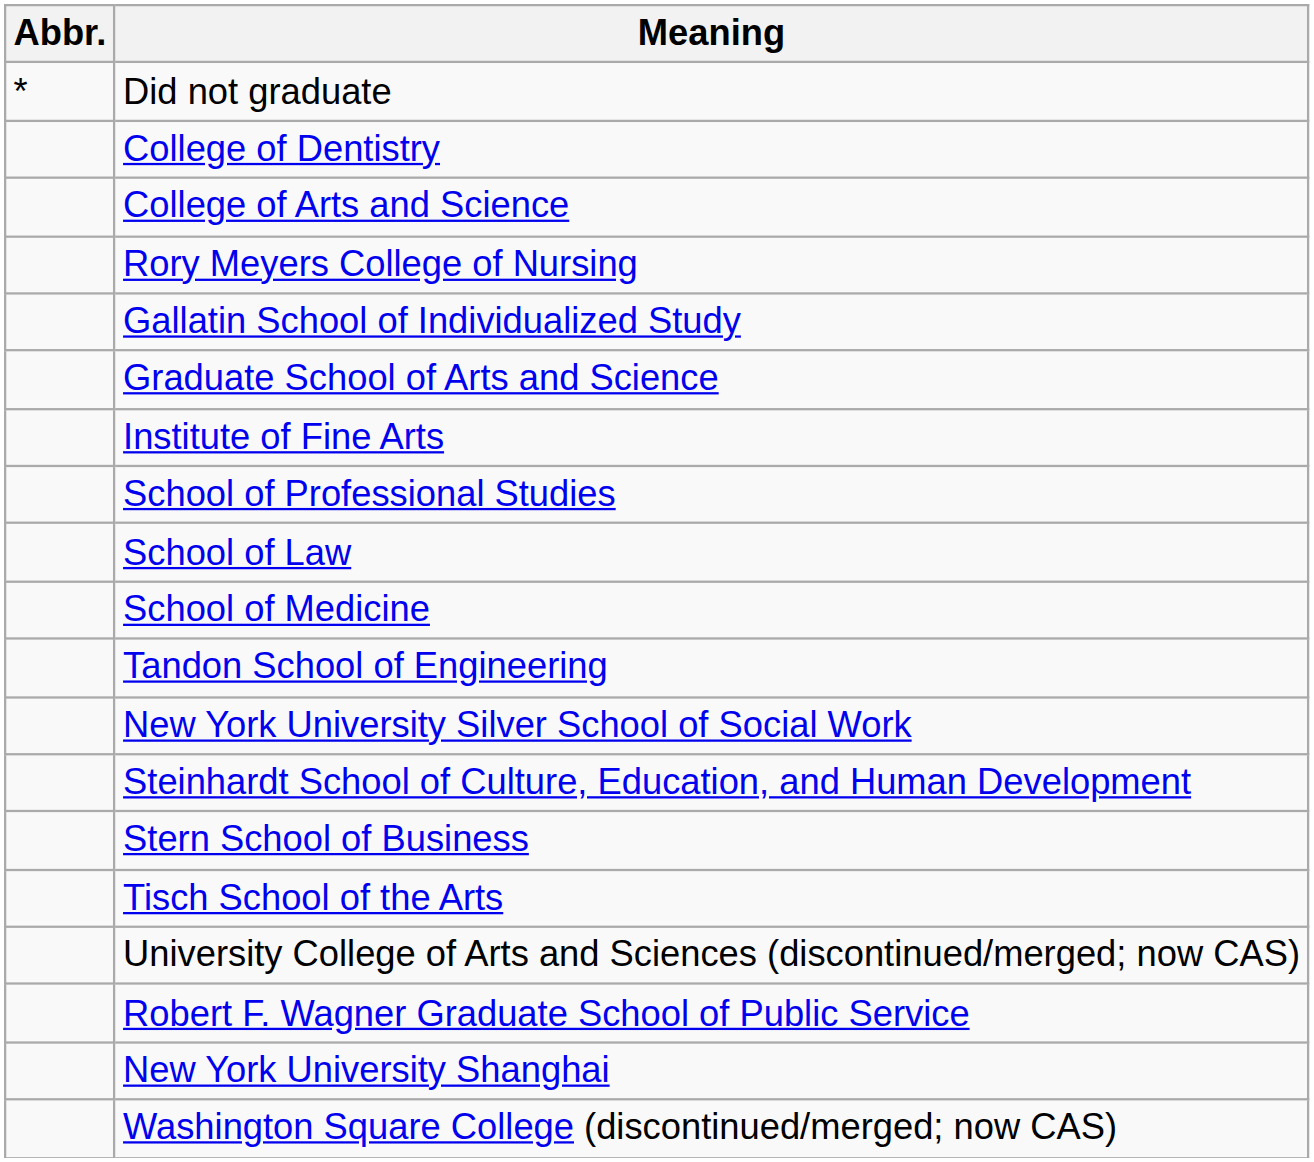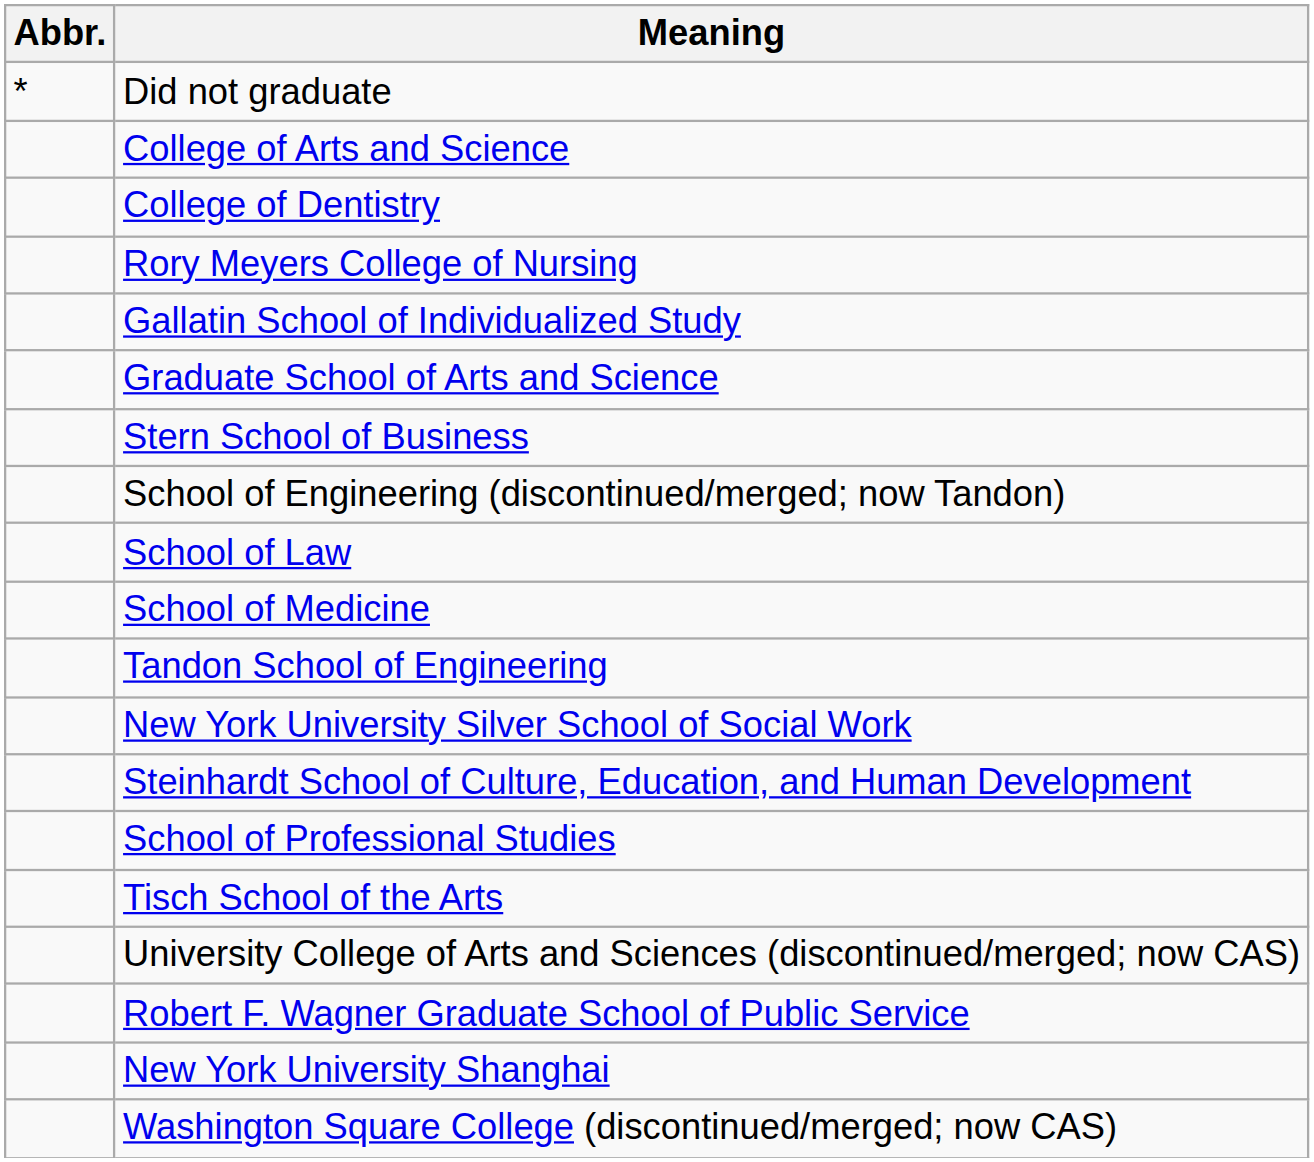rows swapped: (346, 206) <-> (282, 148)
- row: (284, 436)
rows swapped: (369, 494) <-> (326, 839)
+ row: (594, 494)
